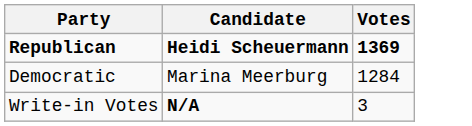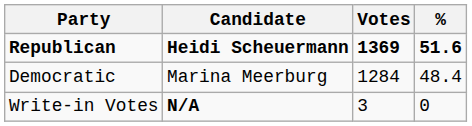+ column: (441, 19)
